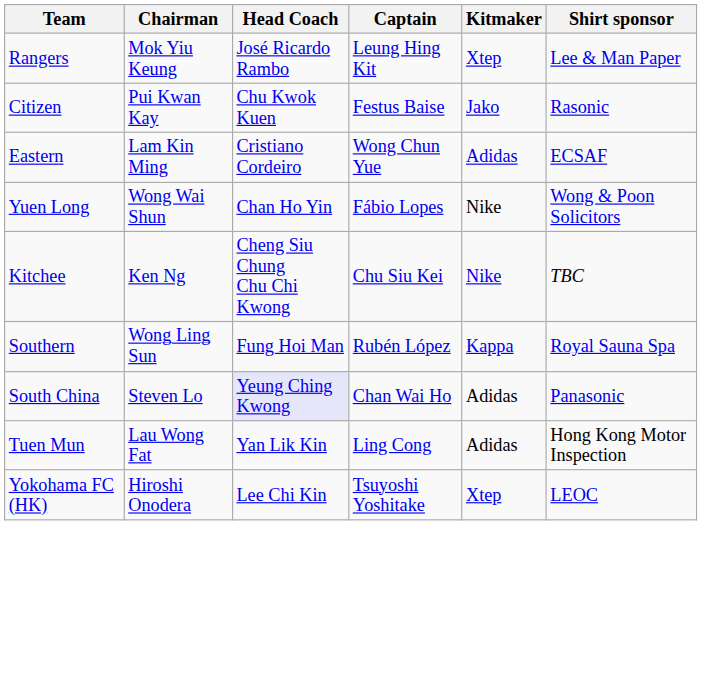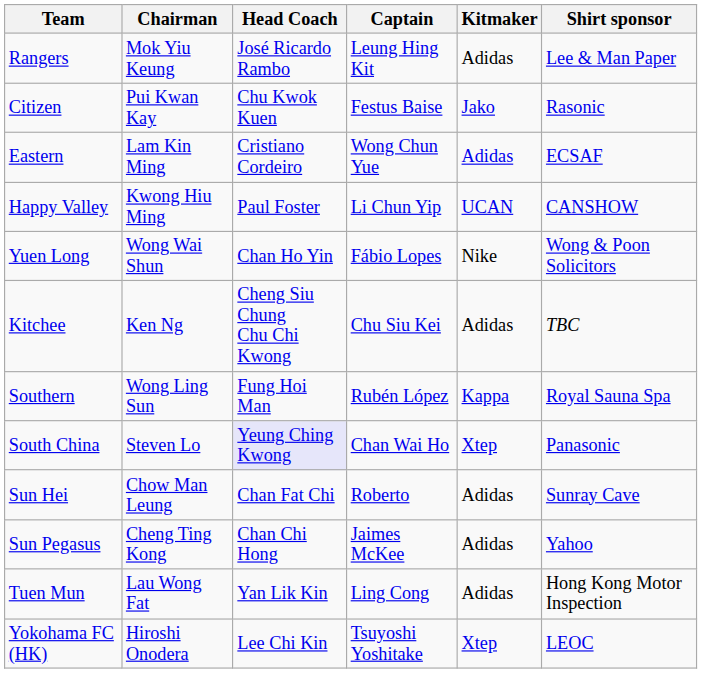(484, 58) Xtep -> (487, 58) Adidas
+ row: (59, 206)
(484, 276) Nike -> (487, 325) Adidas
(492, 395) Adidas -> (479, 445) Xtep
+ row: (38, 494)
+ row: (55, 544)
